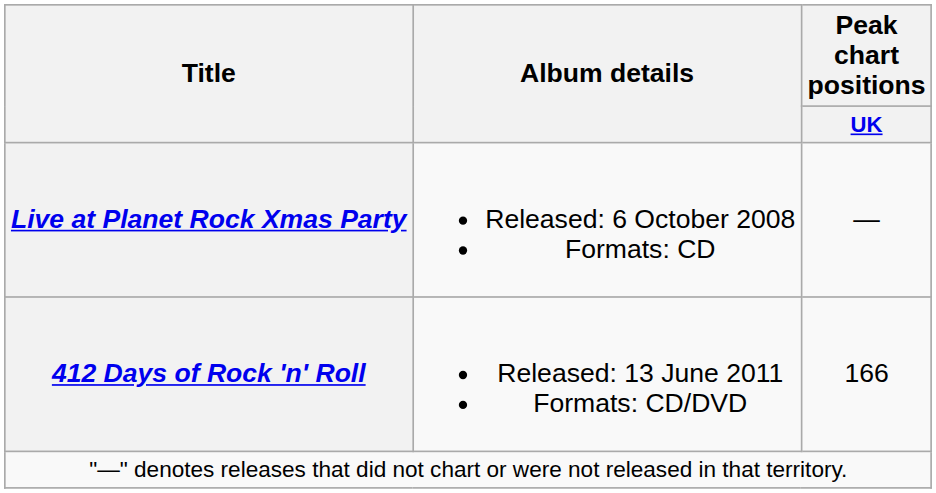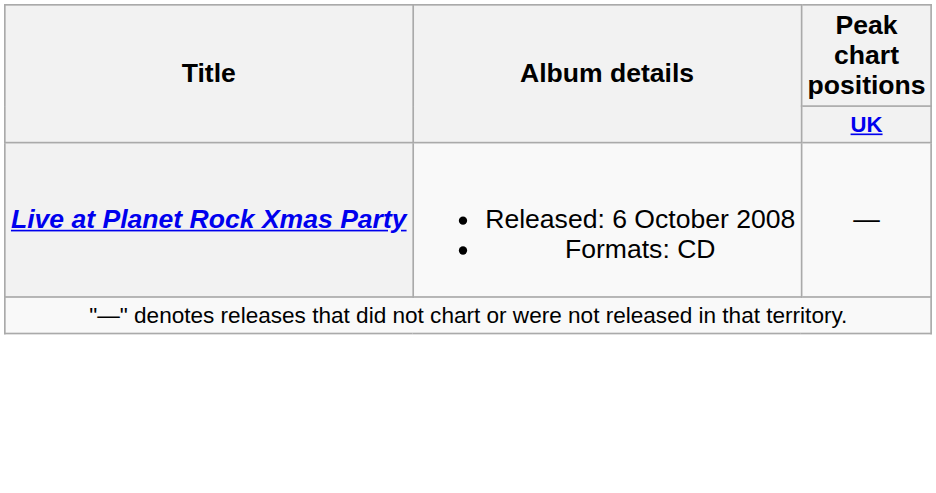- row: (209, 374)
